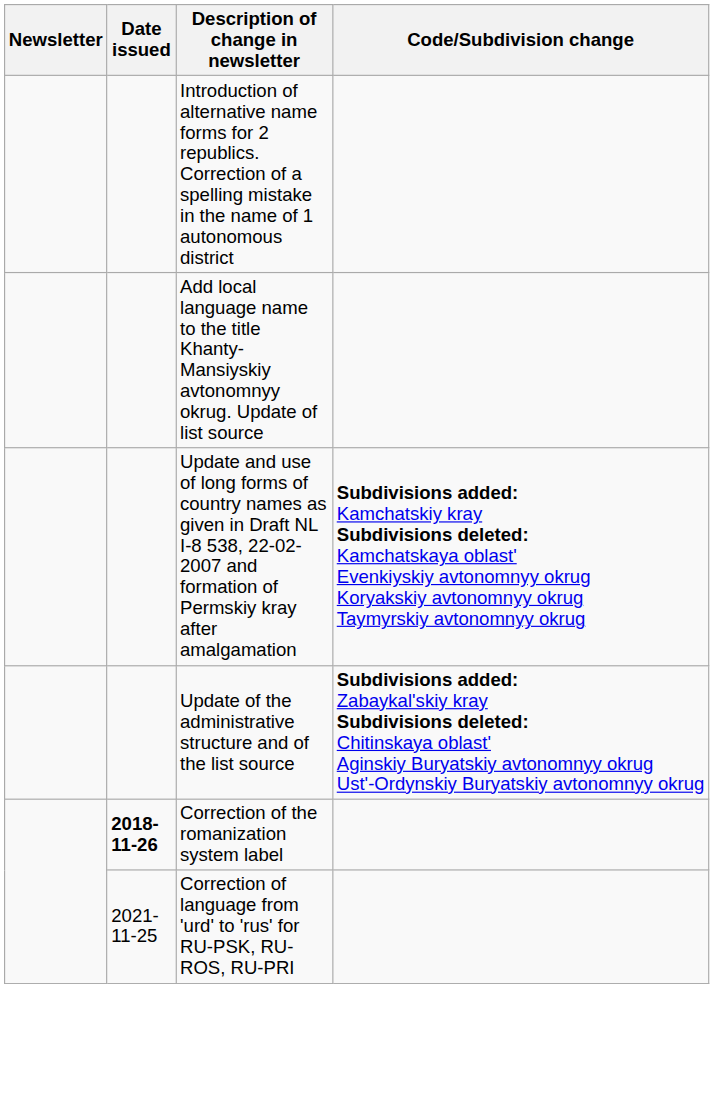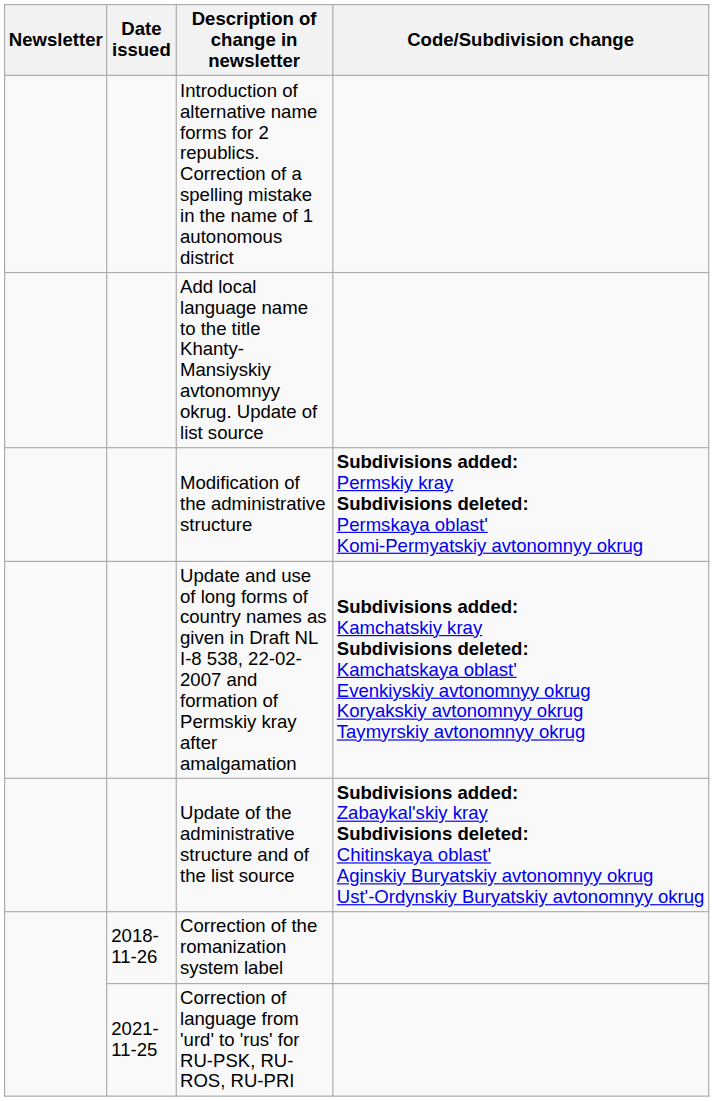+ row: (253, 504)
(135, 834) bold -> (135, 947) normal
